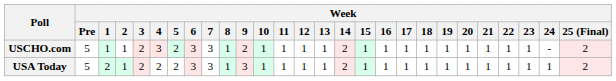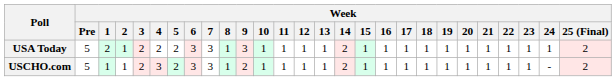rows swapped: (40, 48) <-> (40, 66)
